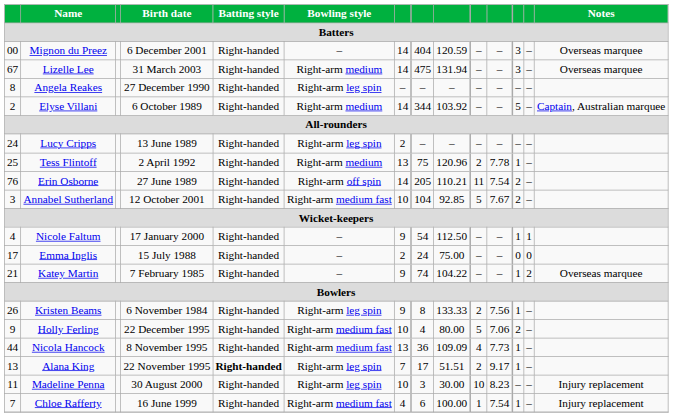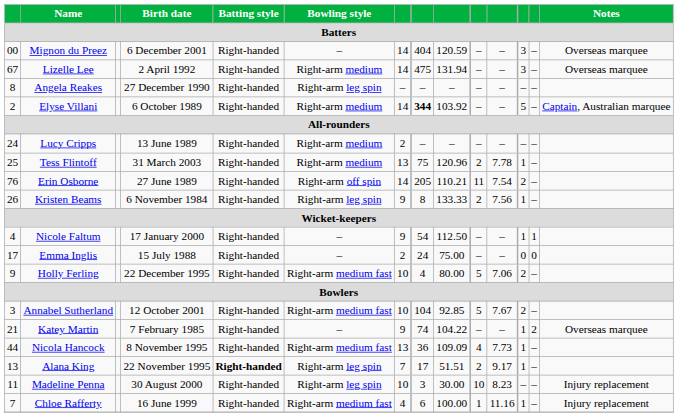(167, 69) 31 March 2003 -> (167, 69) 2 April 1992
(423, 106) normal -> (423, 106) bold
(339, 143) Right-arm leg spin -> (339, 143) Right-arm medium
(167, 162) 2 April 1992 -> (167, 162) 31 March 2003
rows swapped: (68, 199) <-> (68, 310)
rows swapped: (68, 273) <-> (68, 329)
(499, 403) 7.54 -> (502, 403) 11.16
